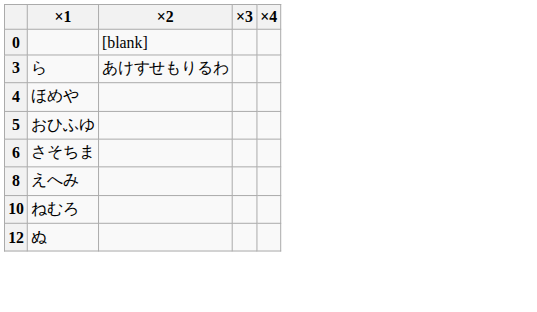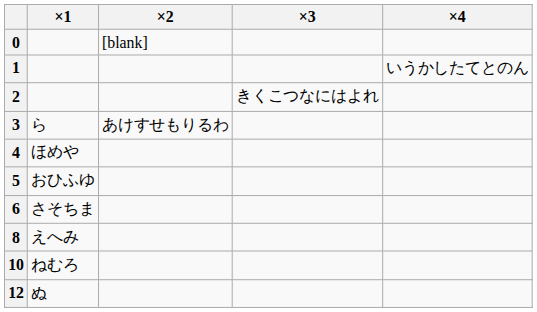+ row: (16, 68)
+ row: (16, 96)
